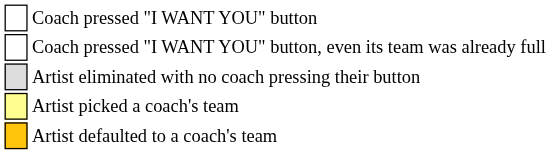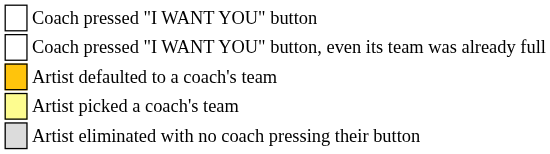rows swapped: (155, 135) <-> (226, 76)
